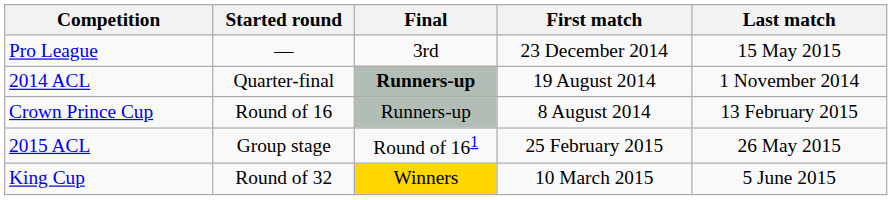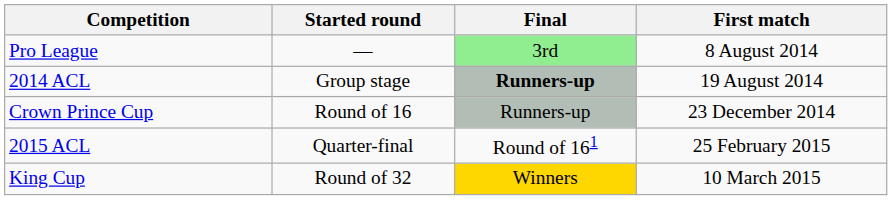- column: (789, 19)
(426, 50) no background -> (545, 50) lightgreen background
(594, 50) 23 December 2014 -> (762, 50) 8 August 2014
(284, 81) Quarter-final -> (363, 81) Group stage
(594, 111) 8 August 2014 -> (762, 111) 23 December 2014
(284, 145) Group stage -> (363, 145) Quarter-final
